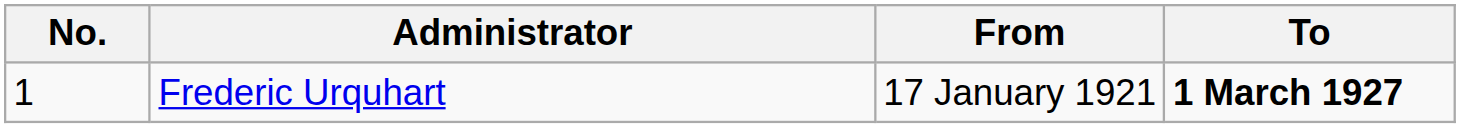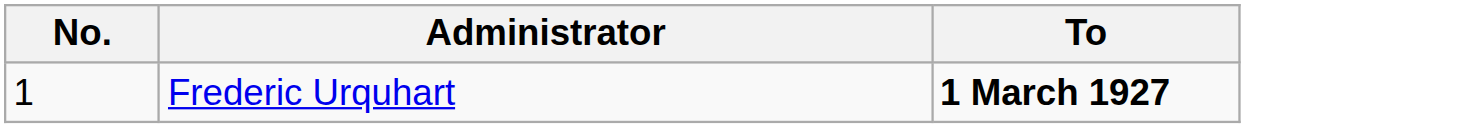- column: (1020, 33)
